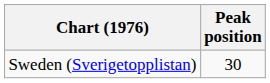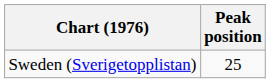(233, 63) 30 -> (233, 63) 25
